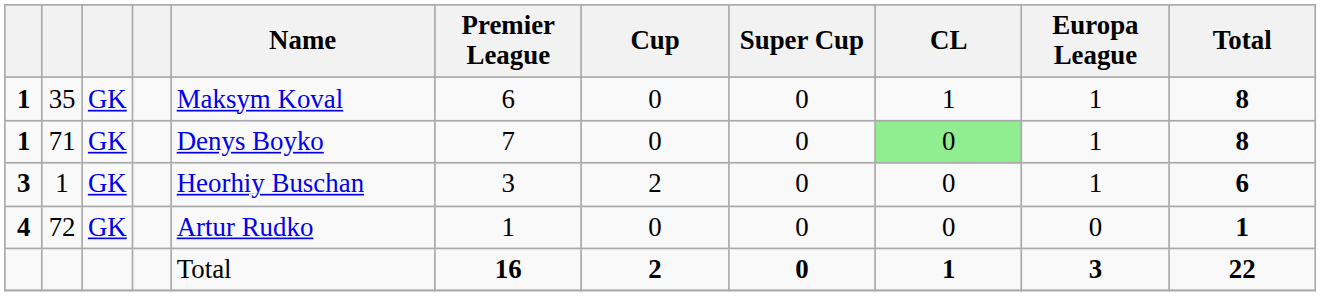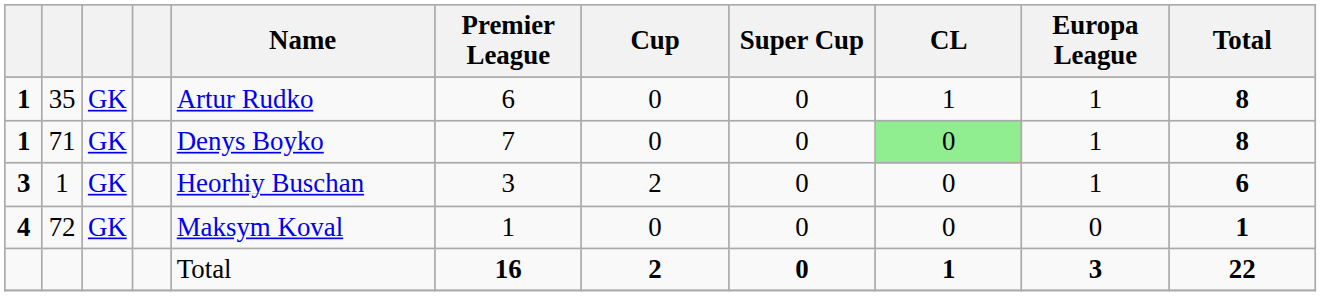(260, 98) Maksym Koval -> (245, 98) Artur Rudko
(245, 226) Artur Rudko -> (260, 226) Maksym Koval
